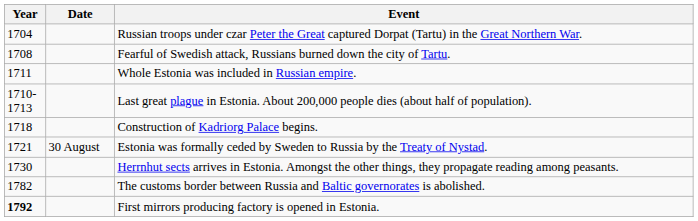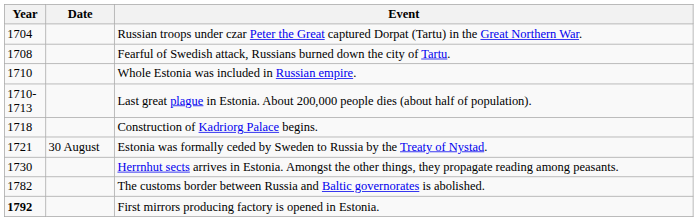(20, 73) 1711 -> (20, 73) 1710
